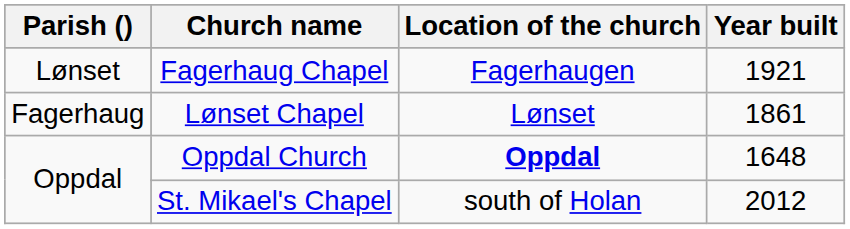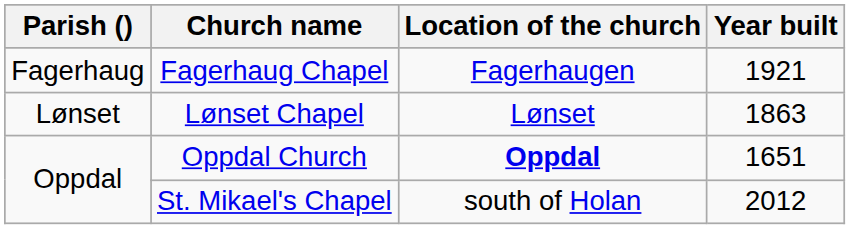(78, 69) Lønset -> (78, 69) Fagerhaug
(78, 113) Fagerhaug -> (78, 113) Lønset
(776, 113) 1861 -> (776, 113) 1863
(776, 157) 1648 -> (776, 157) 1651
